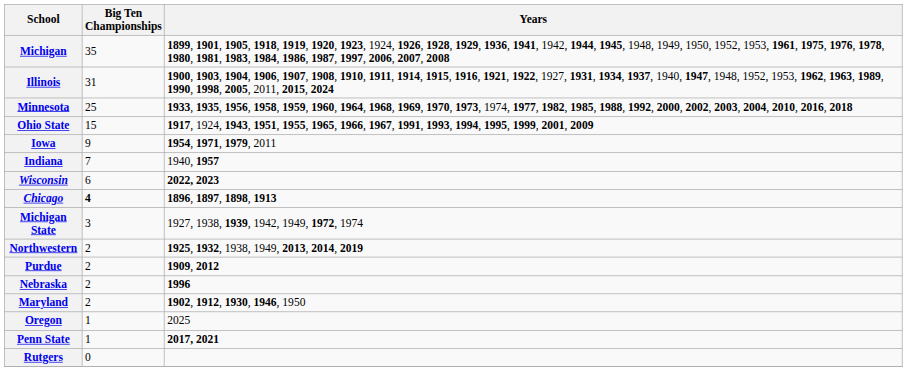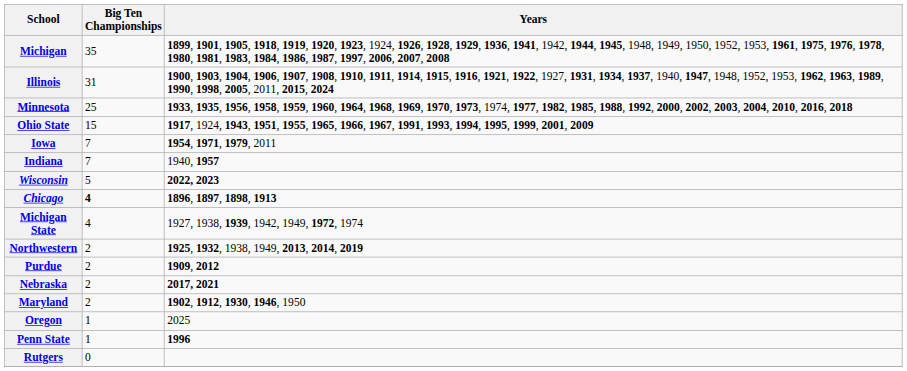(88, 143) 9 -> (88, 143) 7
(88, 180) 6 -> (88, 180) 5
(88, 223) 3 -> (88, 223) 4
(179, 284) 1996 -> (193, 284) 2017, 2021
(193, 339) 2017, 2021 -> (179, 339) 1996
